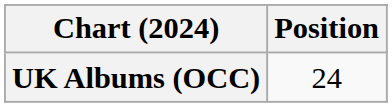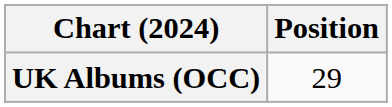(327, 76) 24 -> (327, 76) 29
